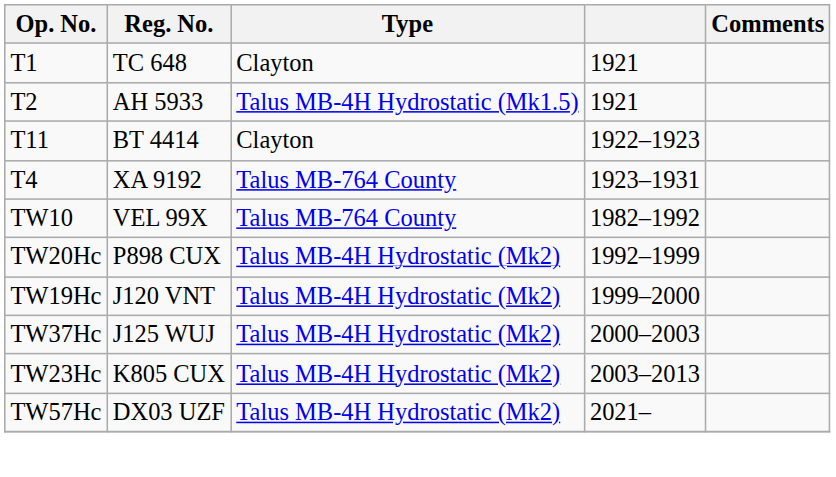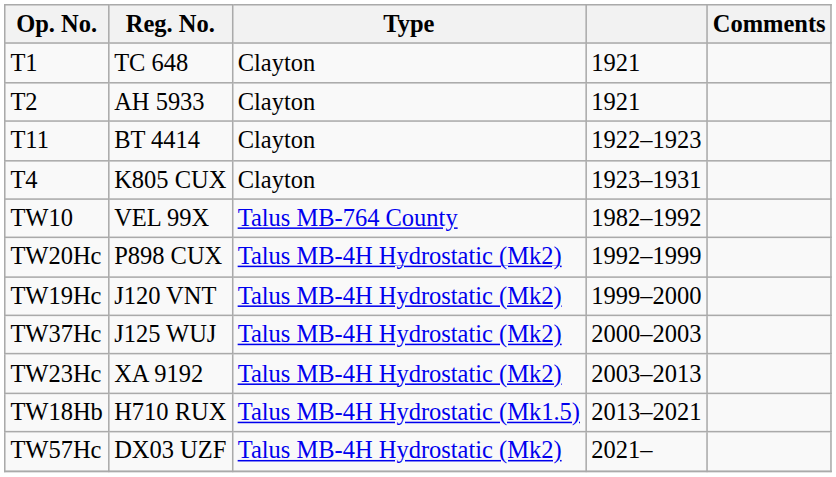(407, 101) Talus MB-4H Hydrostatic (Mk1.5) -> (276, 101) Clayton
(157, 179) XA 9192 -> (170, 179) K805 CUX
(346, 179) Talus MB-764 County -> (276, 179) Clayton
(169, 373) K805 CUX -> (159, 373) XA 9192
+ row: (57, 412)
